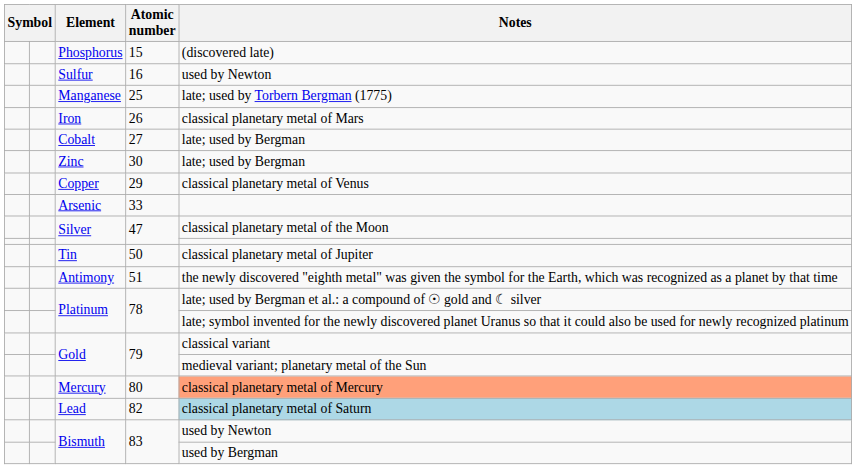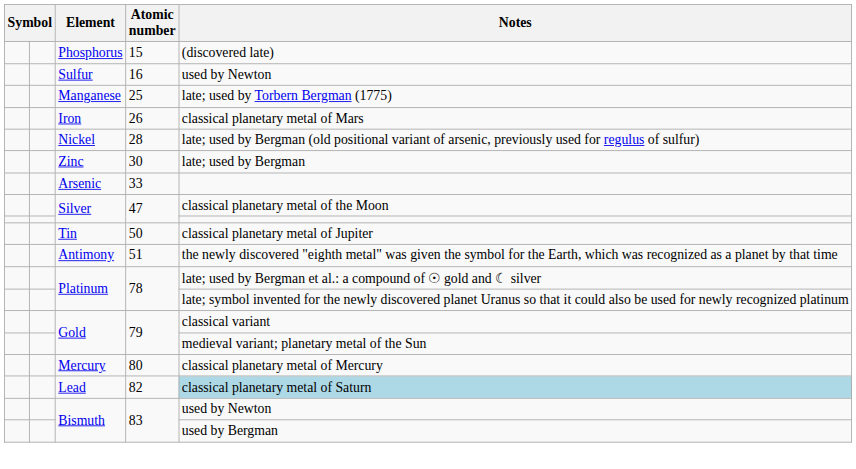- row: (77, 140)
+ row: (77, 140)
- row: (79, 183)
(282, 387) lightsalmon background -> (282, 365) no background
